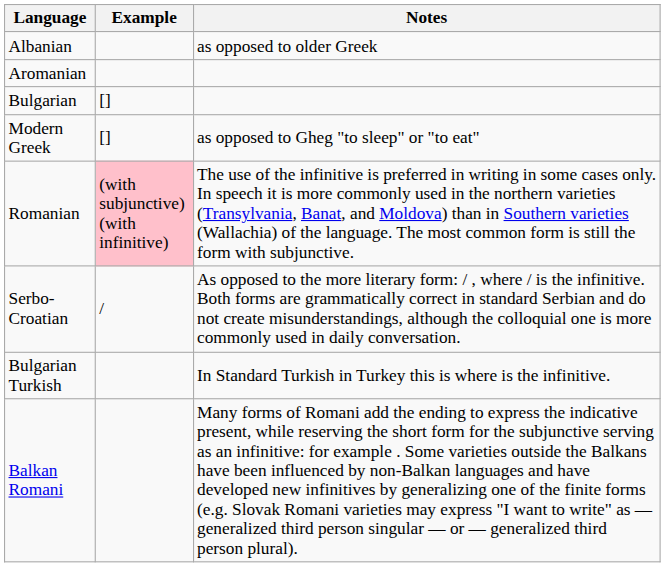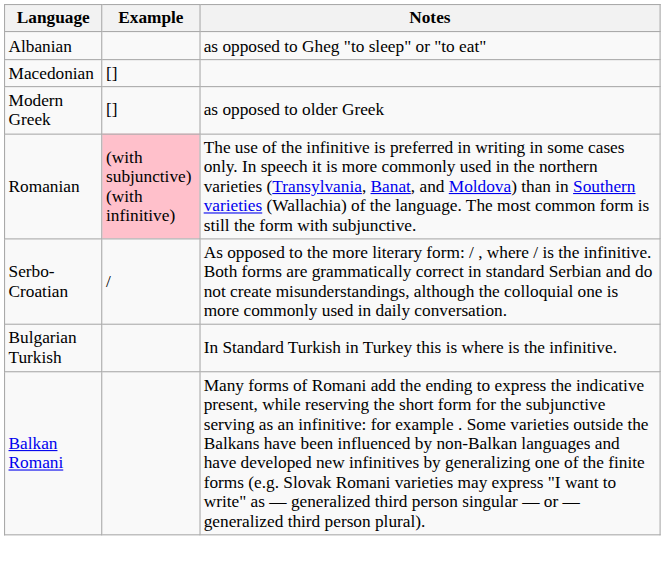(287, 45) as opposed to older Greek -> (345, 45) as opposed to Gheg "to sleep" or "to eat"
- row: (47, 73)
+ row: (51, 73)
- row: (43, 100)
(338, 137) as opposed to Gheg "to sleep" or "to eat" -> (294, 110) as opposed to older Greek
